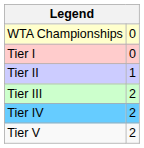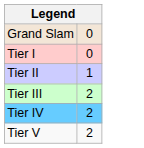+ row: (41, 34)
- row: (65, 34)
